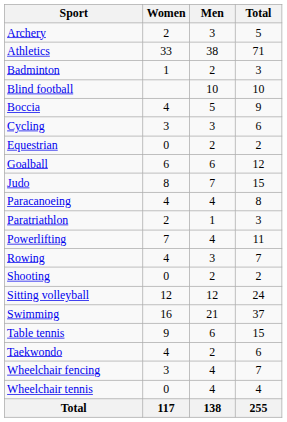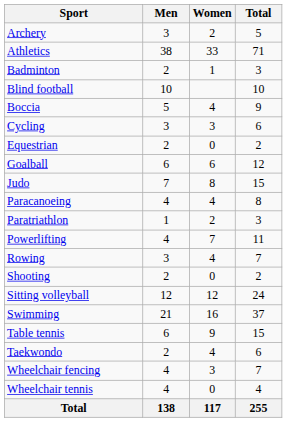columns swapped: (212, 13) <-> (166, 13)
